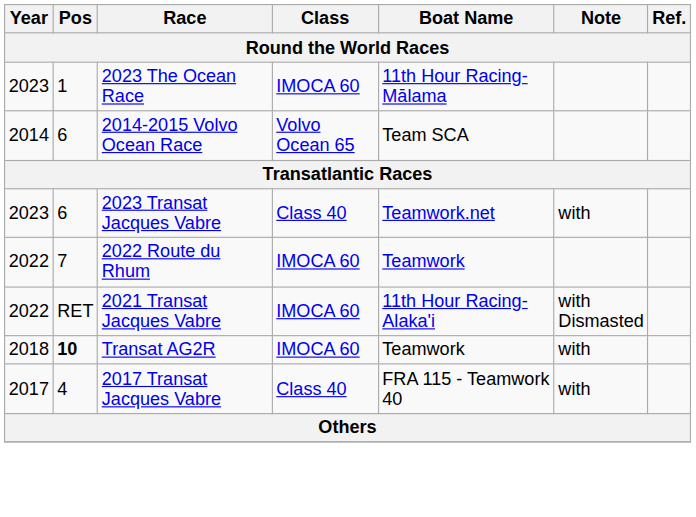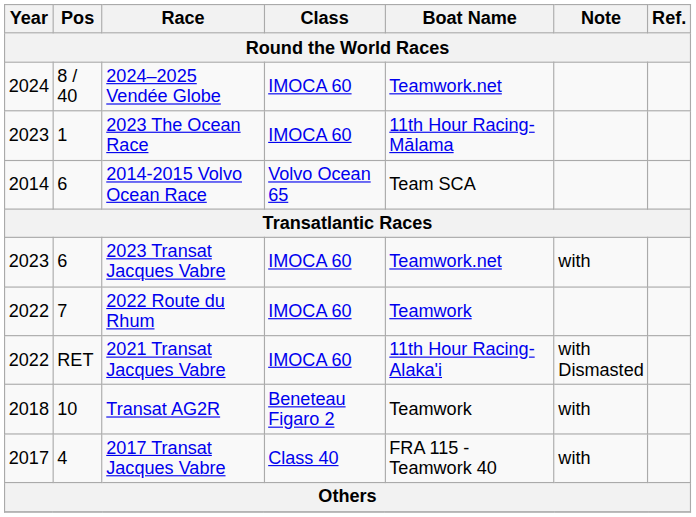+ row: (164, 86)
(311, 213) Class 40 -> (310, 262) IMOCA 60
(67, 349) bold -> (67, 409) normal
(318, 349) IMOCA 60 -> (307, 409) Beneteau Figaro 2
